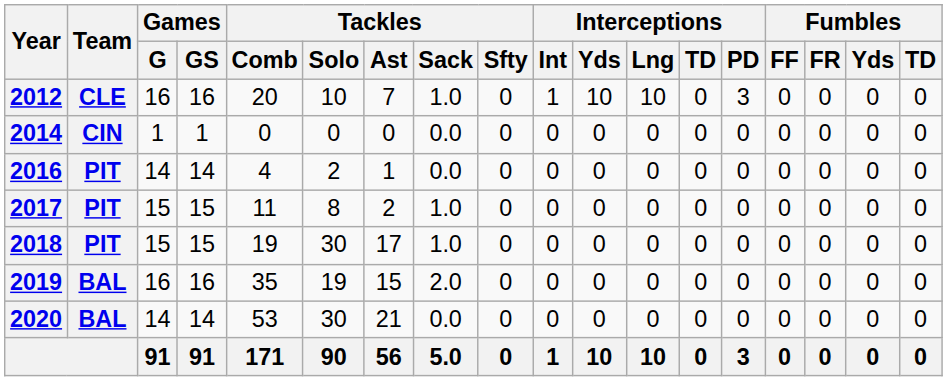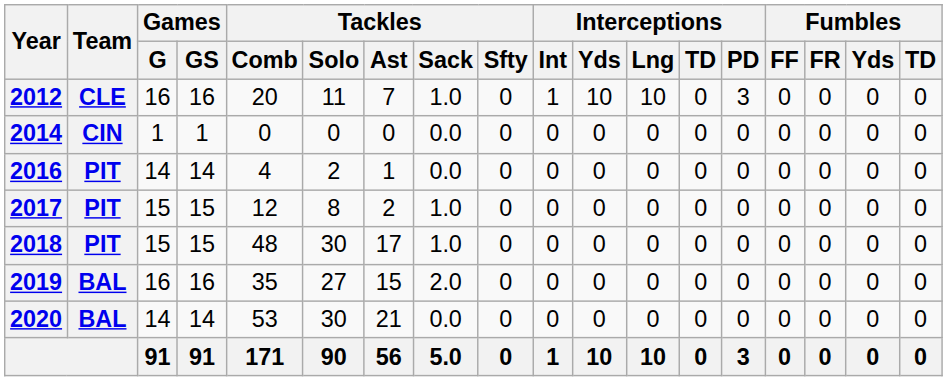(334, 97) 10 -> (334, 97) 11
(265, 208) 11 -> (265, 208) 12
(265, 245) 19 -> (265, 245) 48
(334, 282) 19 -> (334, 282) 27
